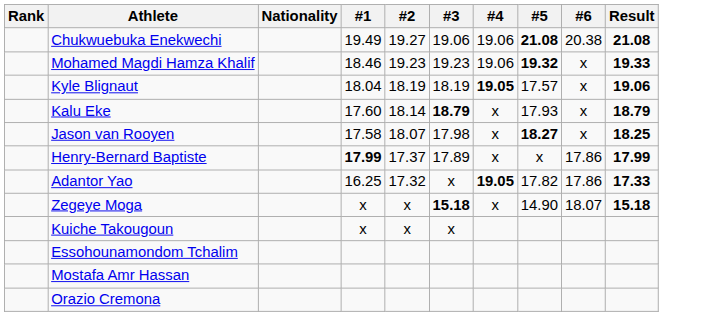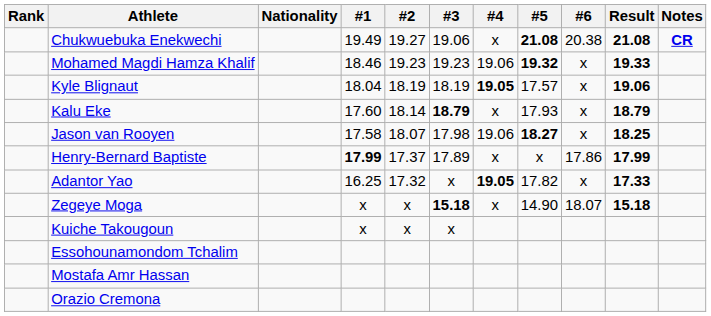+ column: (682, 16)
(495, 39) 19.06 -> (495, 39) x
(495, 134) x -> (495, 134) 19.06
(584, 181) 17.86 -> (584, 181) x
